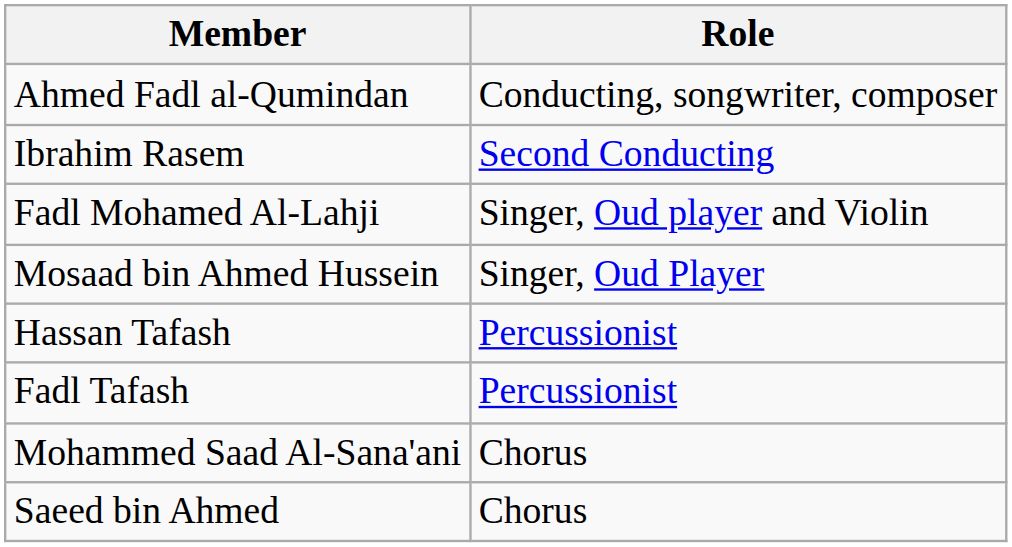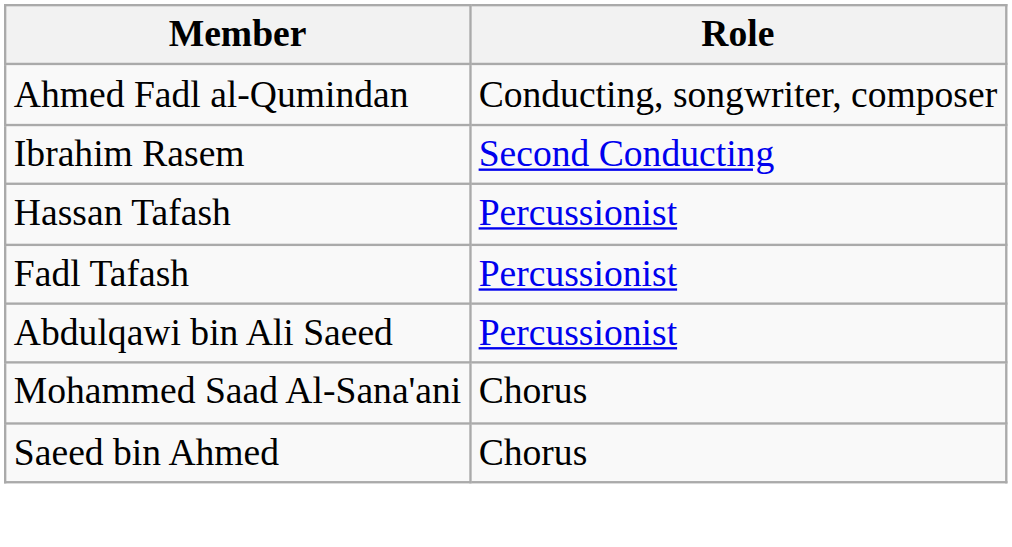- row: (197, 213)
- row: (226, 272)
+ row: (203, 332)
